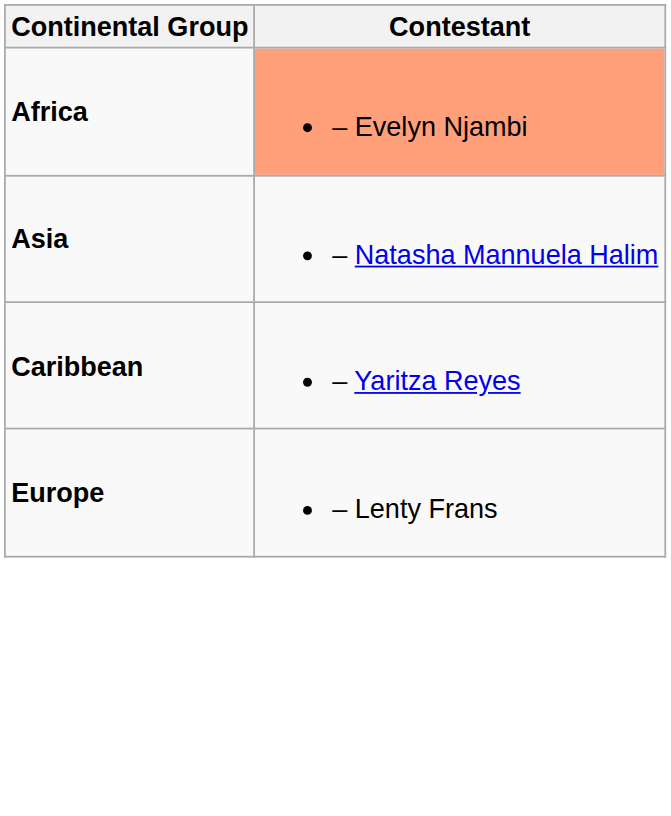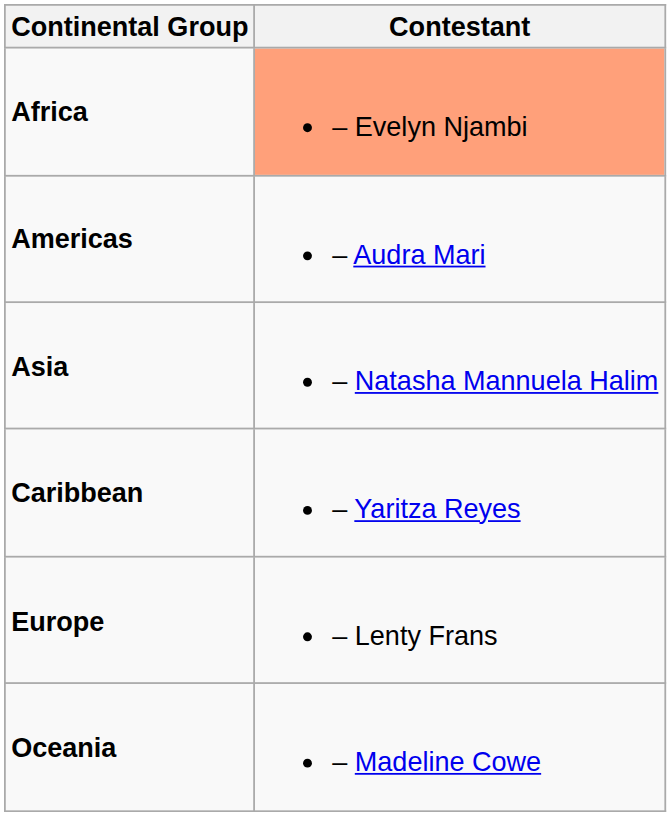+ row: (72, 239)
+ row: (64, 747)
